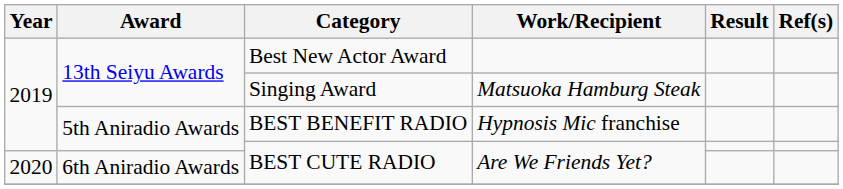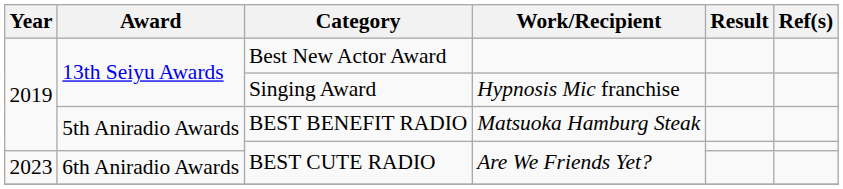(589, 89) Matsuoka Hamburg Steak -> (578, 89) Hypnosis Mic franchise
(578, 123) Hypnosis Mic franchise -> (589, 123) Matsuoka Hamburg Steak
(31, 167) 2020 -> (31, 167) 2023
